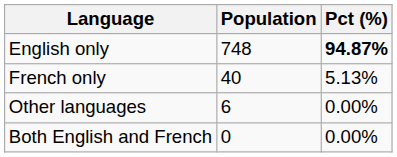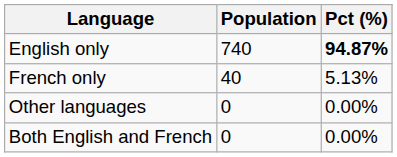(236, 48) 748 -> (236, 48) 740
(226, 107) 6 -> (226, 107) 0
